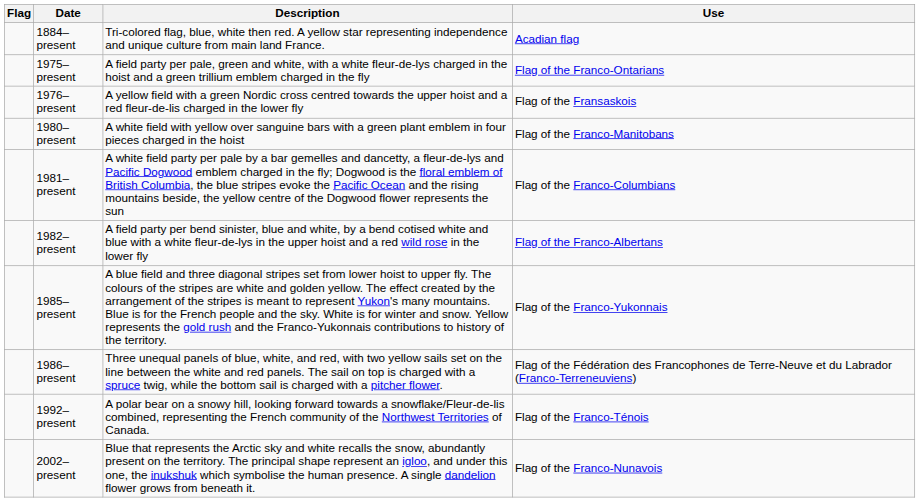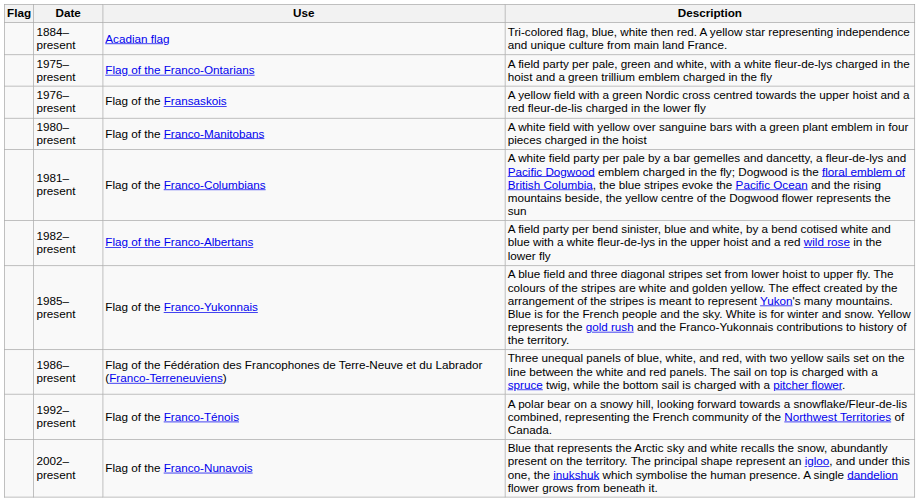columns swapped: (713, 13) <-> (307, 13)
